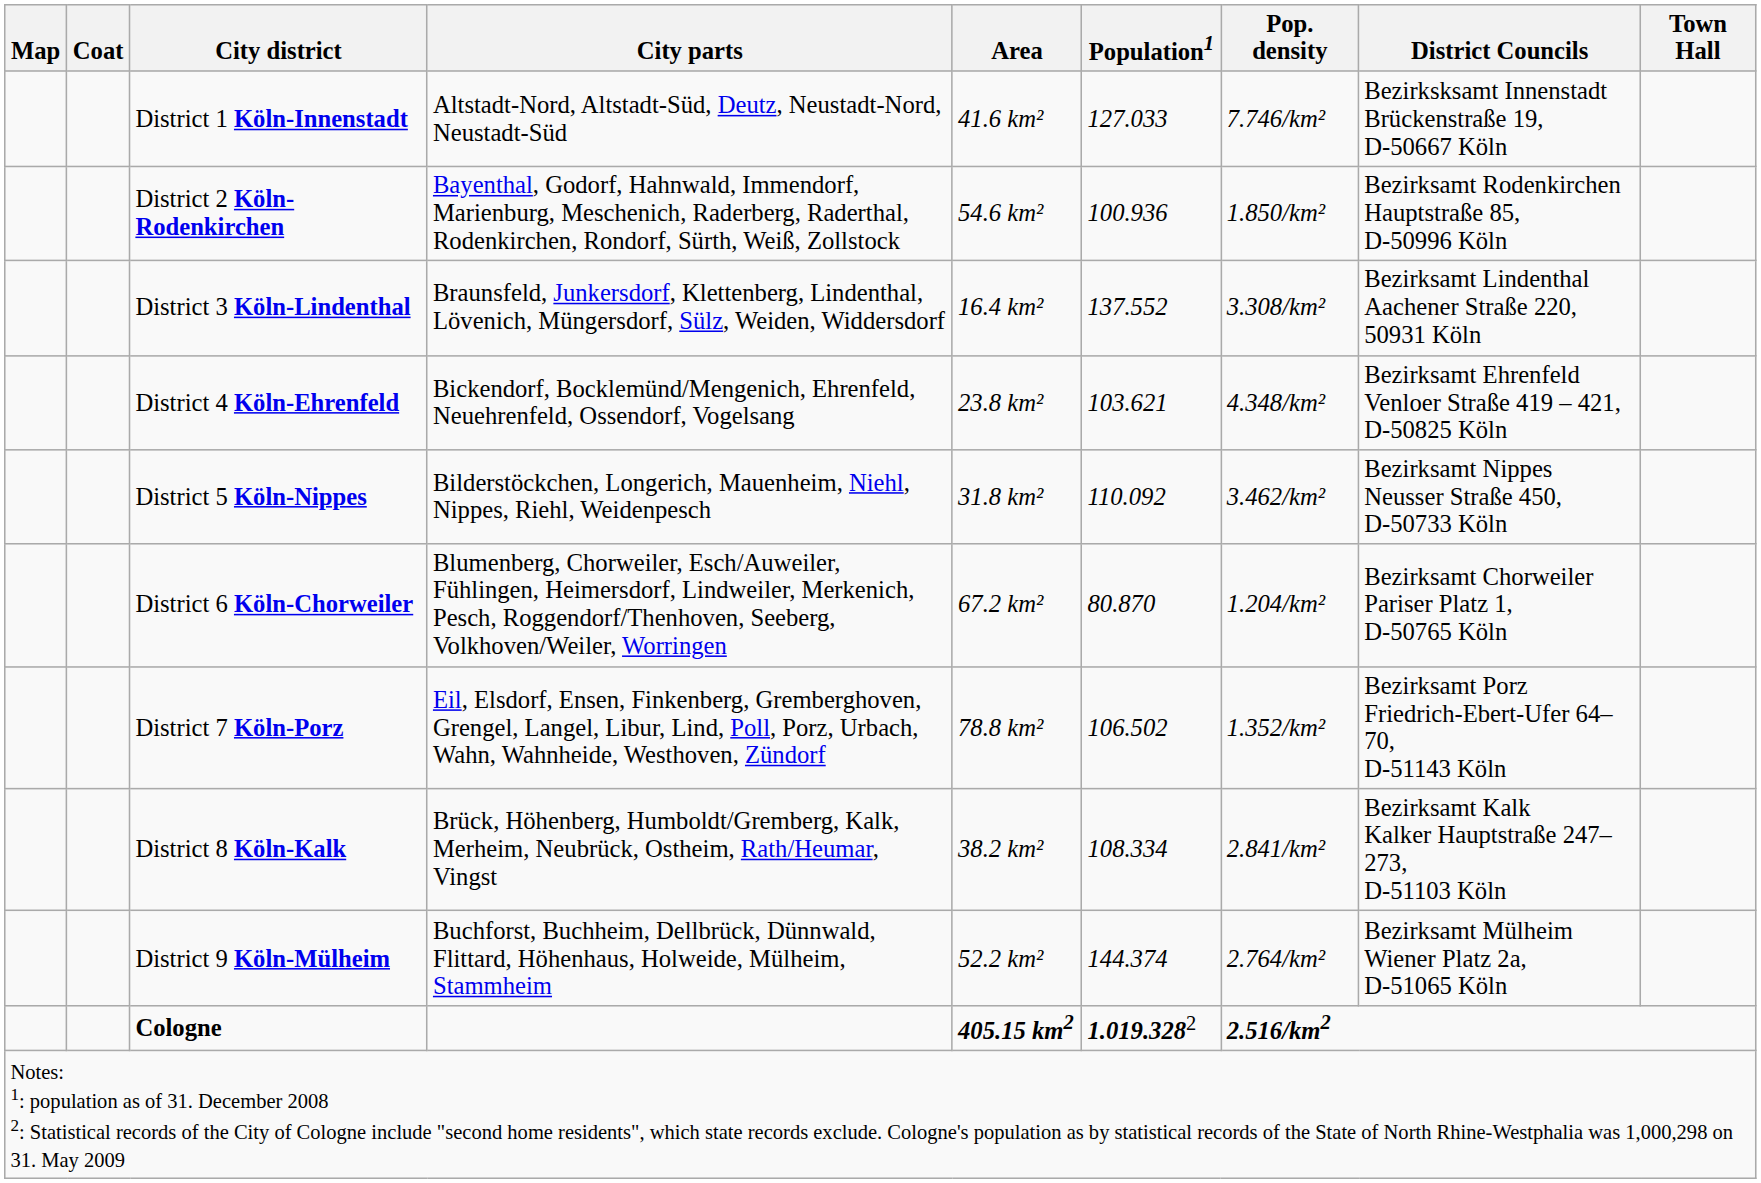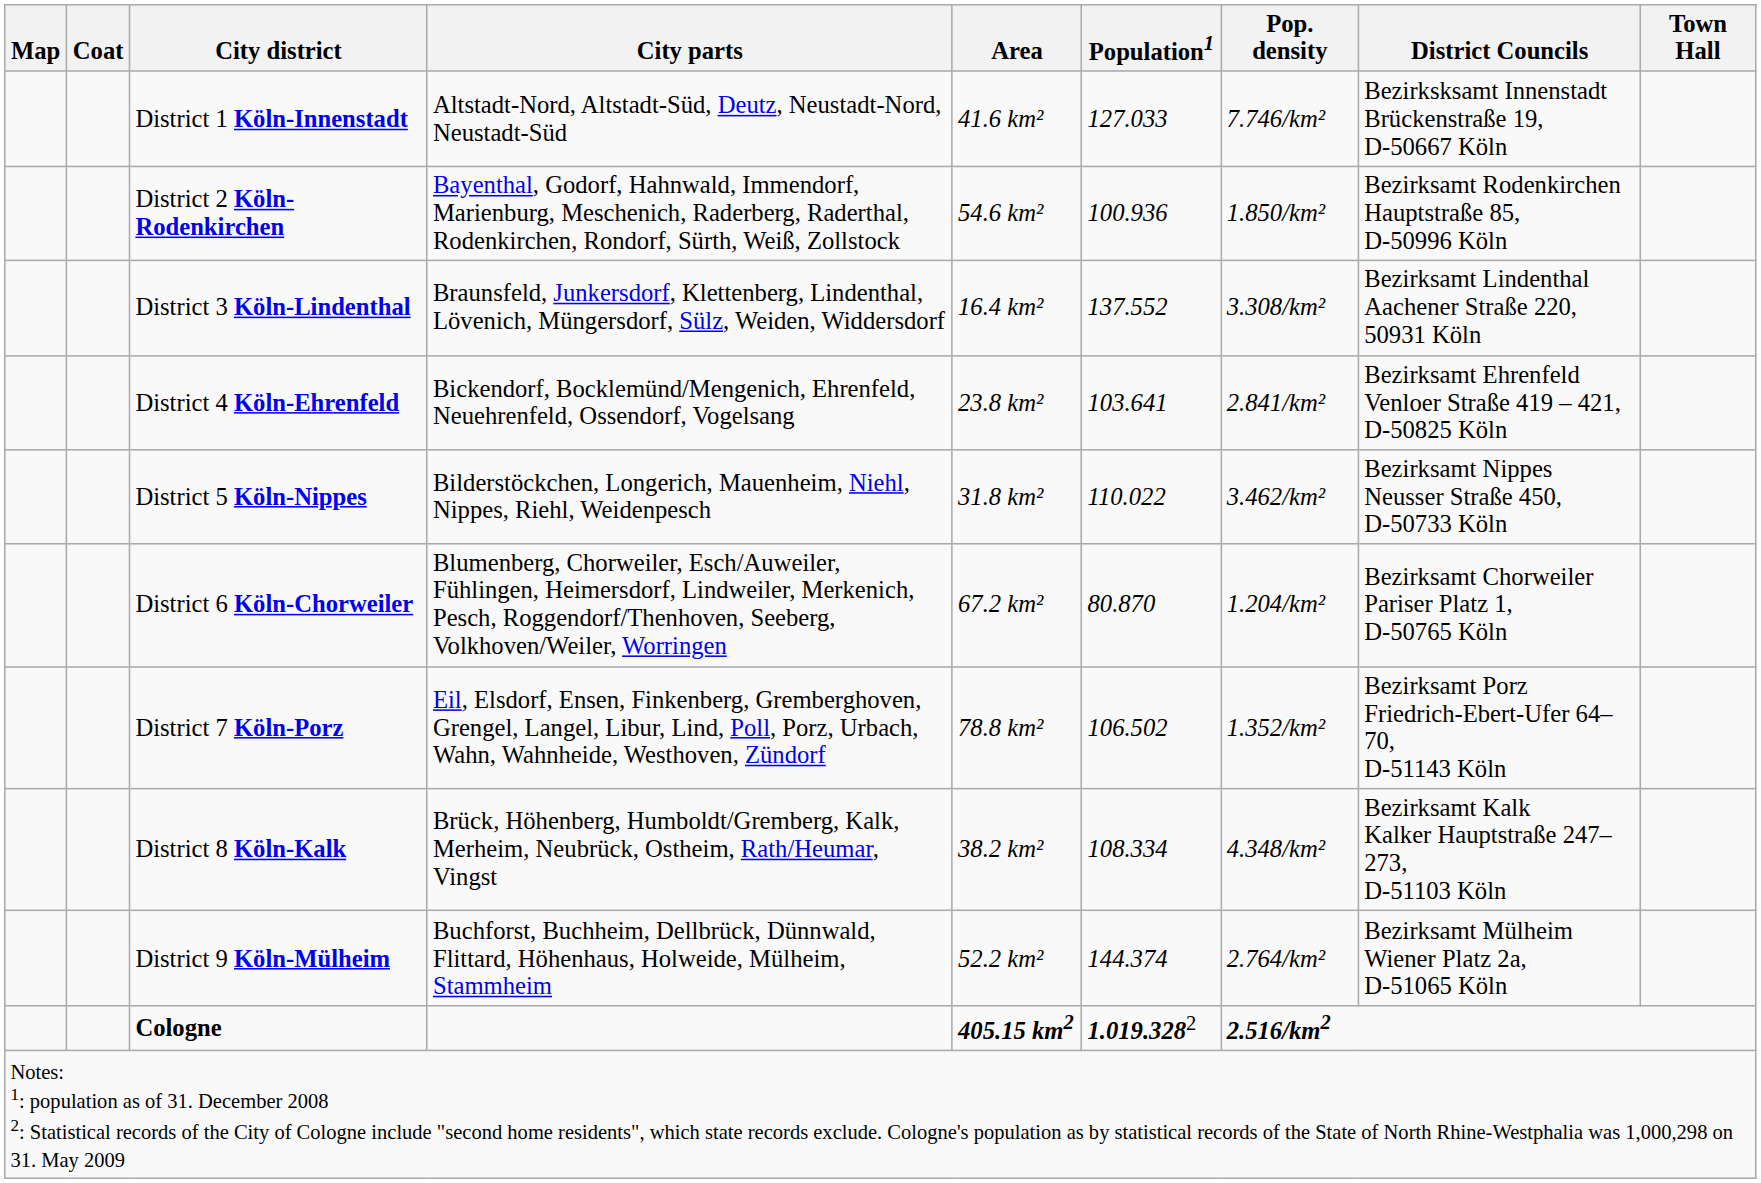(1128, 402) 103.621 -> (1128, 402) 103.641
(1276, 402) 4.348/km² -> (1276, 402) 2.841/km²
(1127, 496) 110.092 -> (1127, 496) 110.022
(1276, 849) 2.841/km² -> (1276, 849) 4.348/km²
